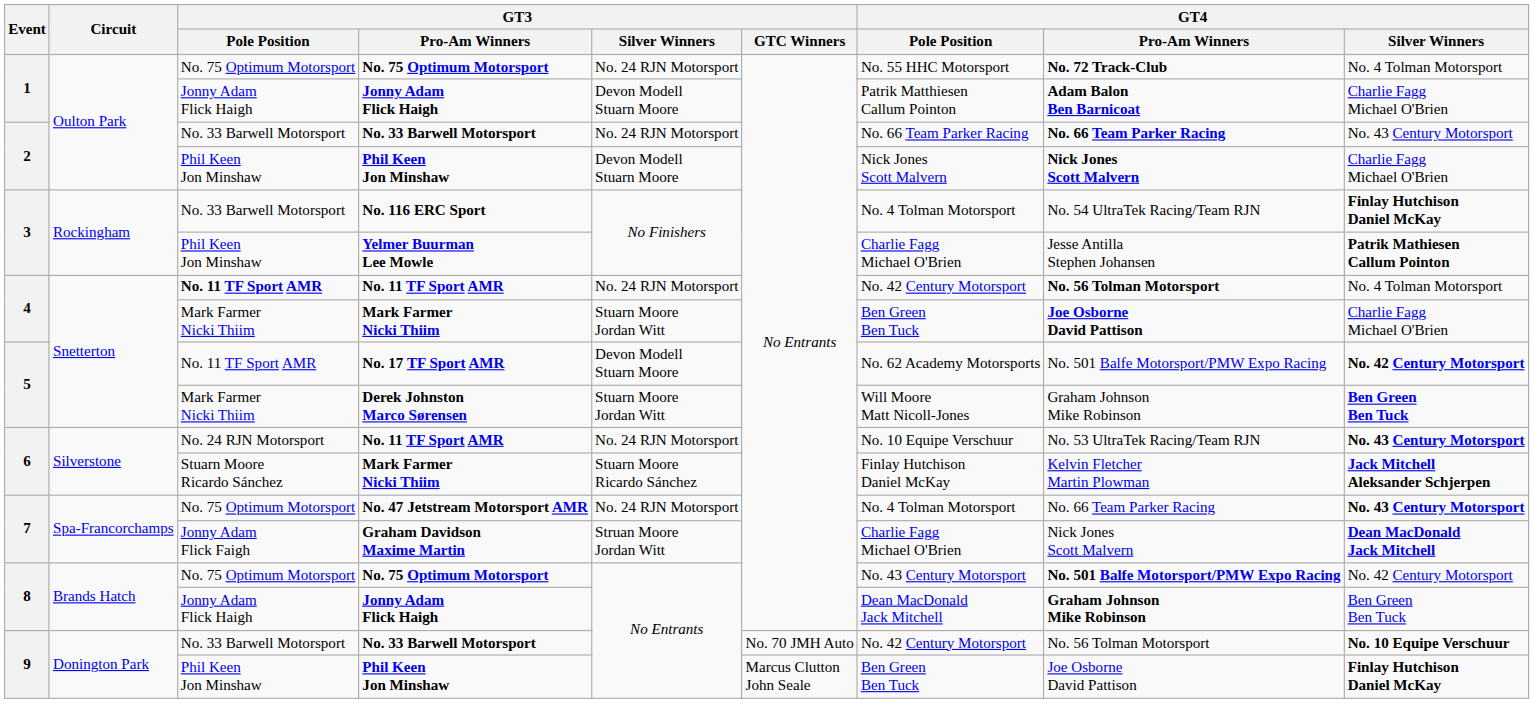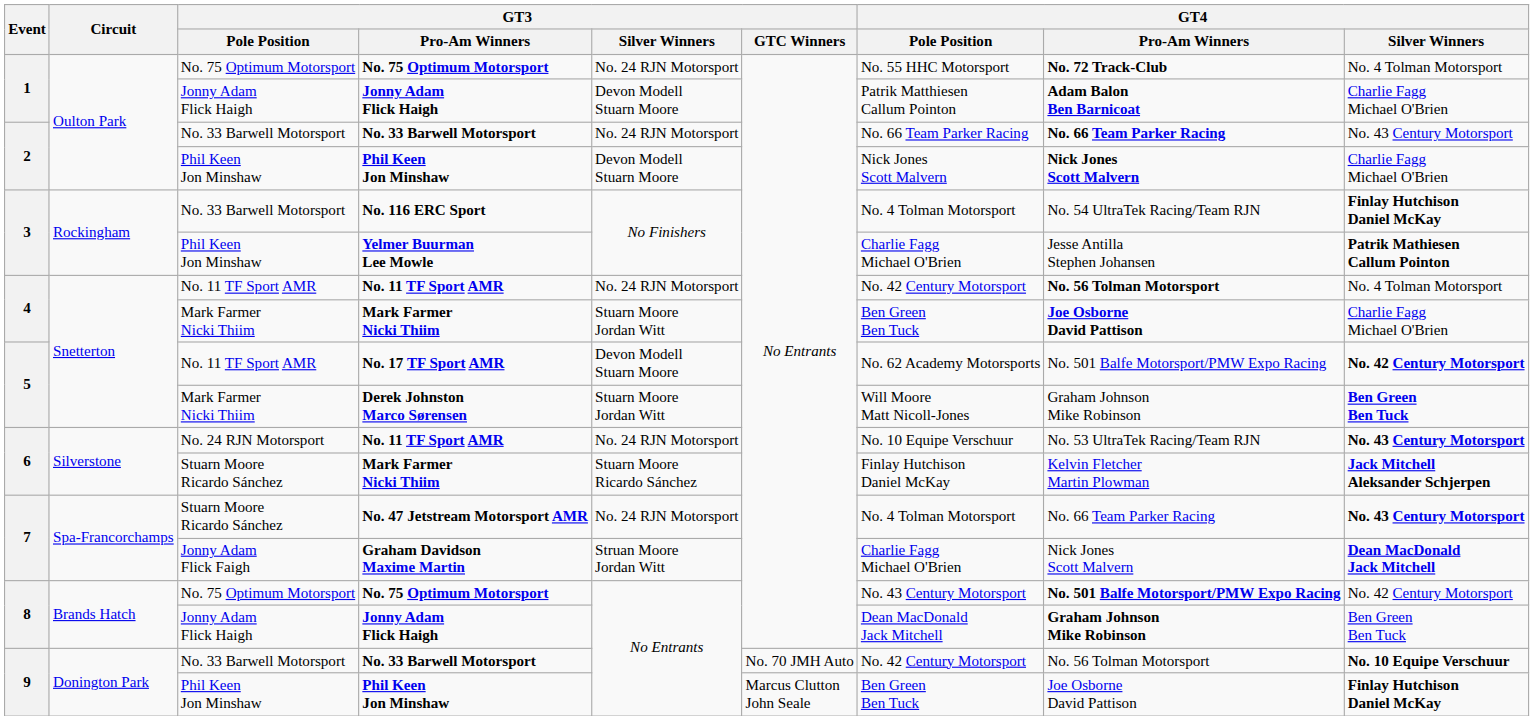(251, 286) bold -> (249, 286) normal
(268, 507) No. 75 Optimum Motorsport -> (232, 516) Stuarn Moore Ricardo Sánchez
